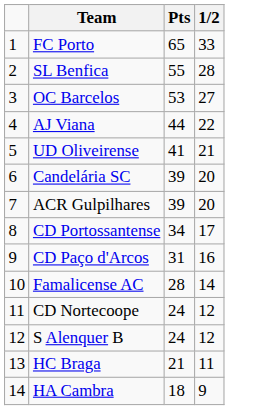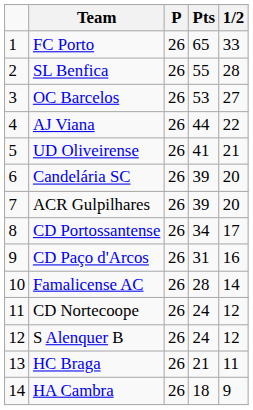+ column: (176, 17)
